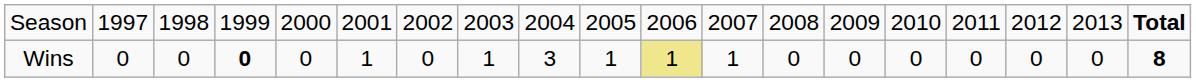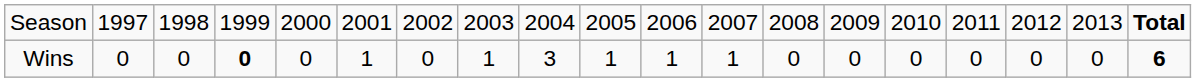(672, 58) khaki background -> (672, 58) no background
(1159, 58) 8 -> (1159, 58) 6
